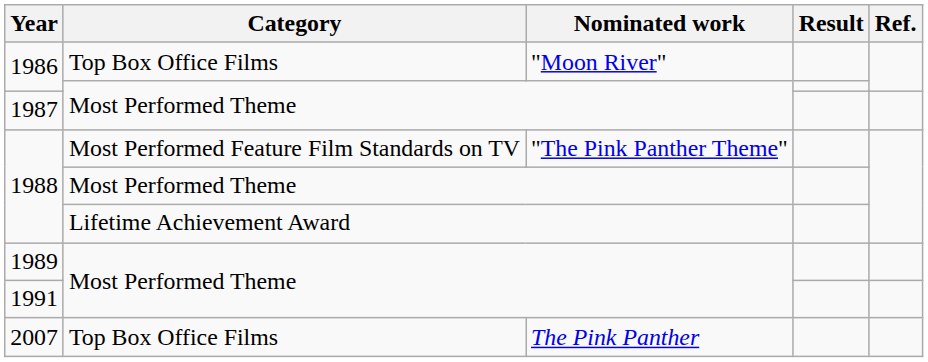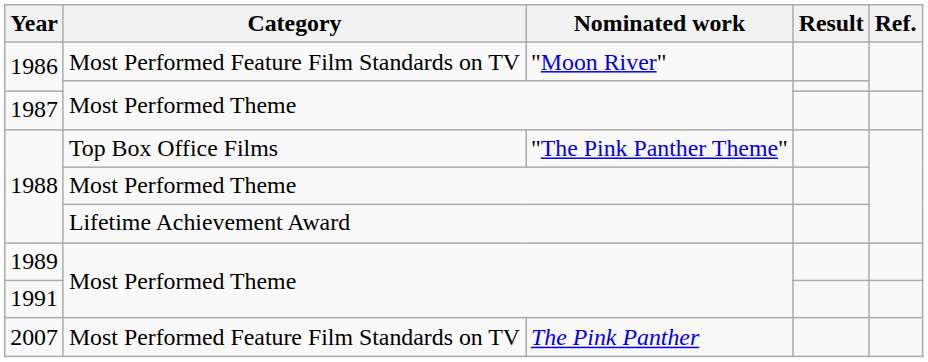(173, 61) Top Box Office Films -> (294, 61) Most Performed Feature Film Standards on TV
(294, 147) Most Performed Feature Film Standards on TV -> (173, 147) Top Box Office Films
(173, 336) Top Box Office Films -> (294, 336) Most Performed Feature Film Standards on TV
